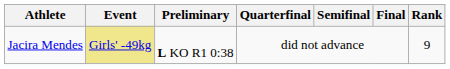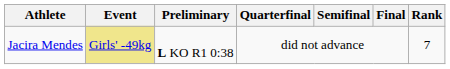(427, 45) 9 -> (427, 45) 7
